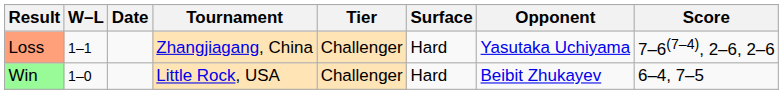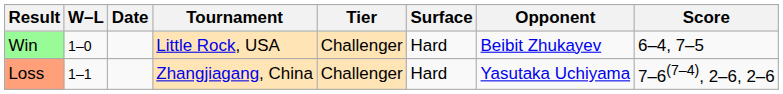rows swapped: (23, 76) <-> (26, 47)
